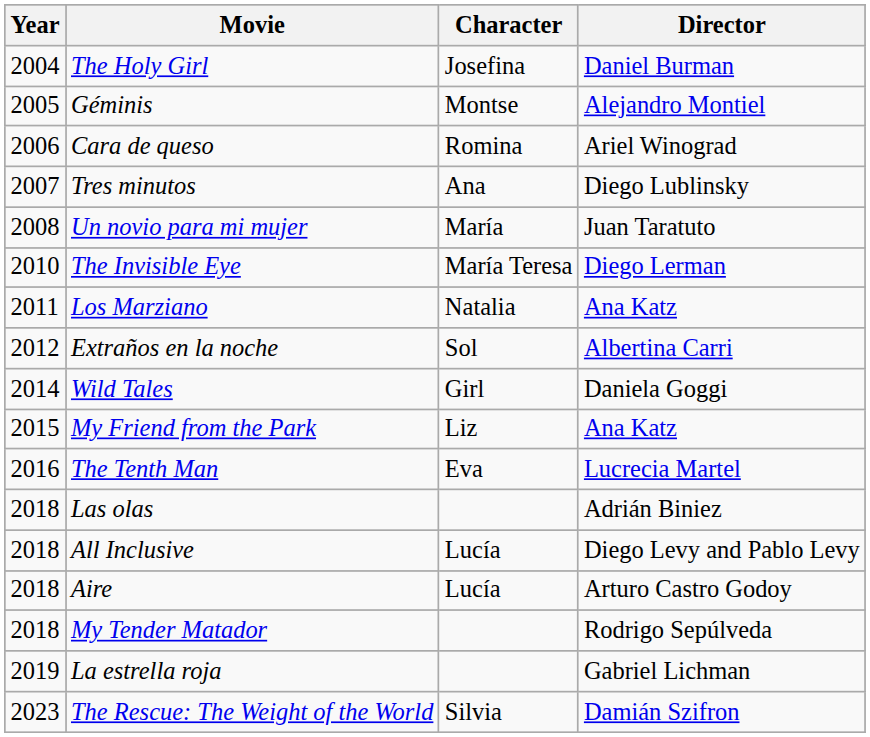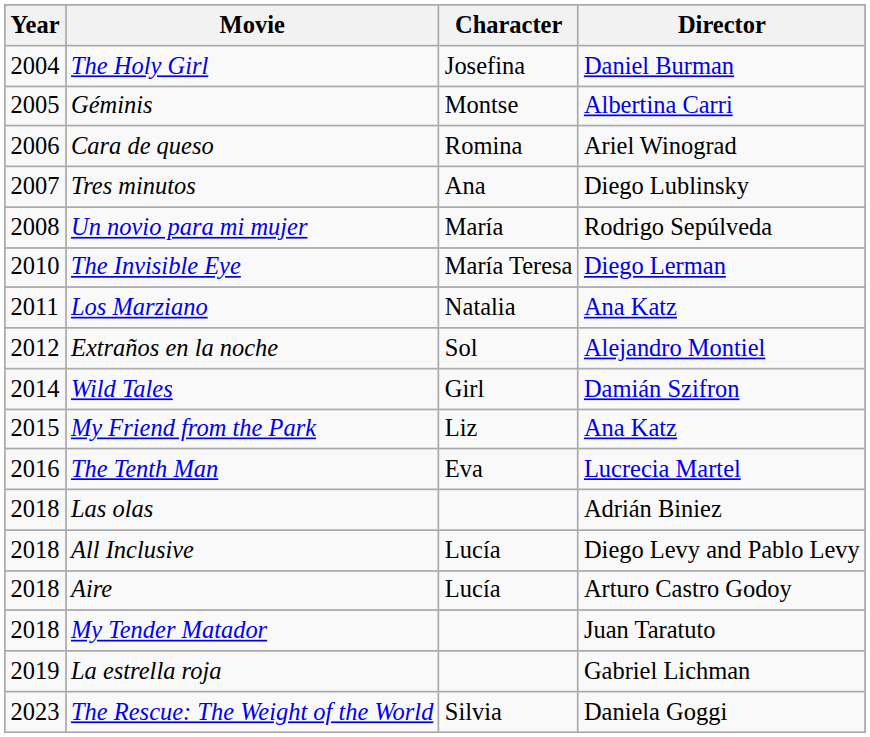(675, 105) Alejandro Montiel -> (658, 105) Albertina Carri
(650, 226) Juan Taratuto -> (678, 226) Rodrigo Sepúlveda
(658, 348) Albertina Carri -> (675, 348) Alejandro Montiel
(656, 388) Daniela Goggi -> (662, 388) Damián Szifron
(678, 630) Rodrigo Sepúlveda -> (650, 630) Juan Taratuto
(662, 711) Damián Szifron -> (656, 711) Daniela Goggi
